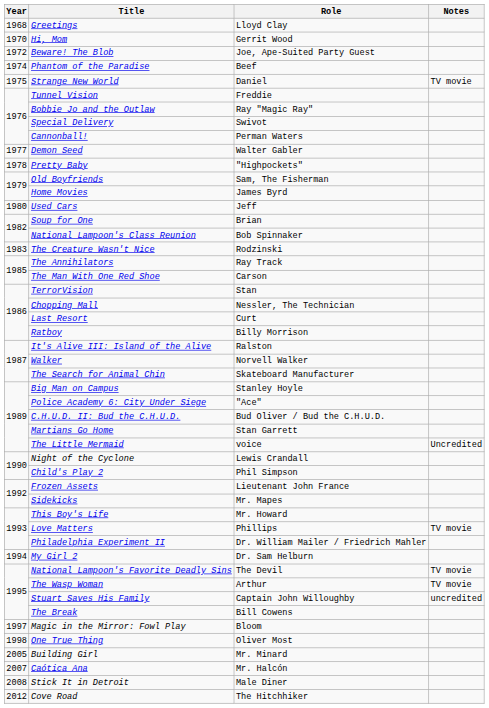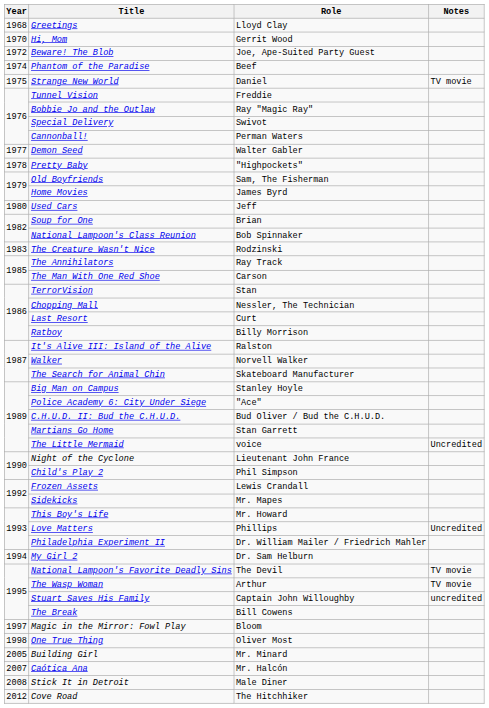(272, 459) Lewis Crandall -> (293, 459) Lieutenant John France
(293, 487) Lieutenant John France -> (272, 487) Lewis Crandall
(451, 529) TV movie -> (456, 529) Uncredited
